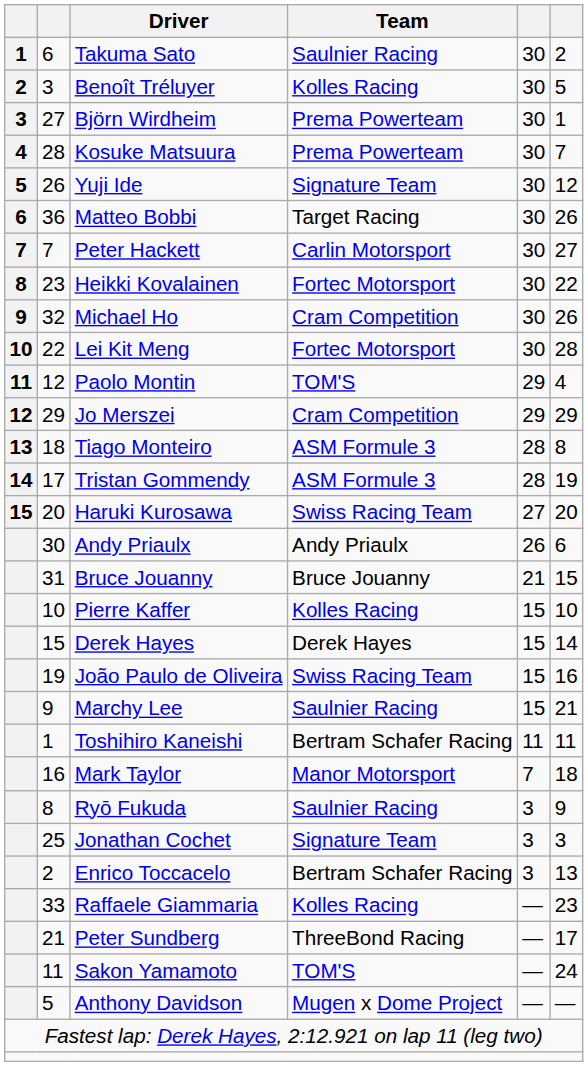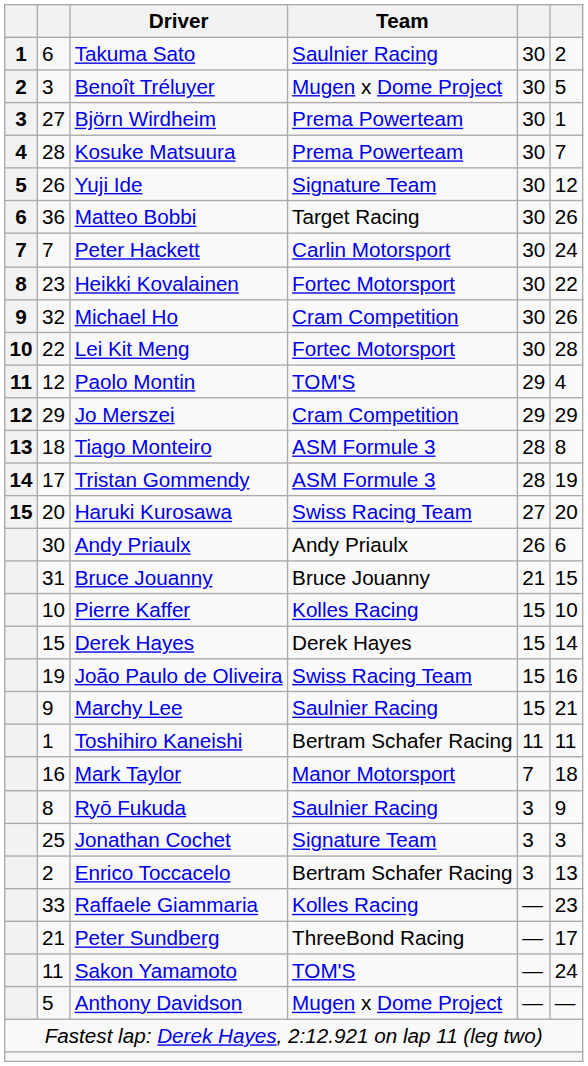(355, 87) Kolles Racing -> (397, 87) Mugen x Dome Project
(566, 250) 27 -> (566, 250) 24
